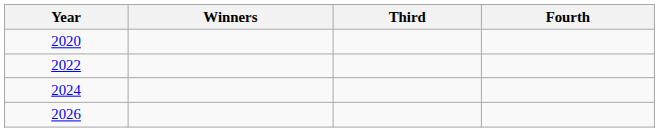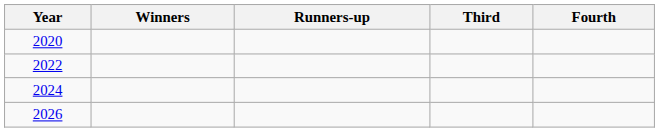+ column: (332, 17)
